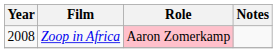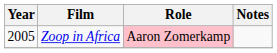(21, 36) 2008 -> (21, 36) 2005
